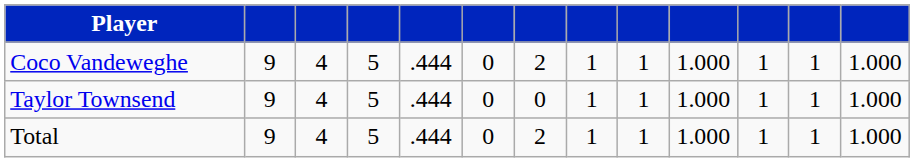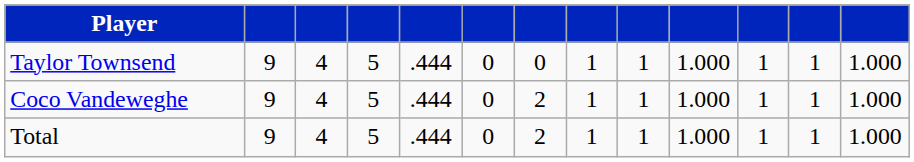rows swapped: (93, 99) <-> (99, 61)
